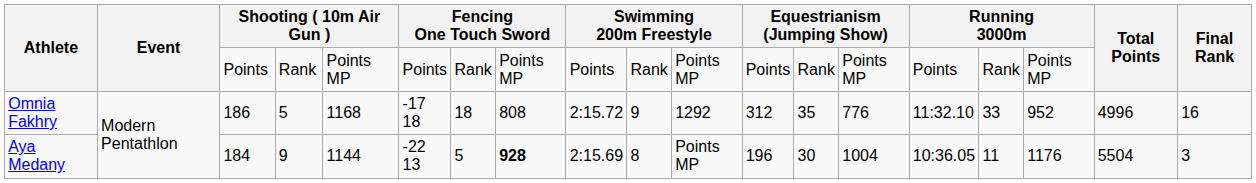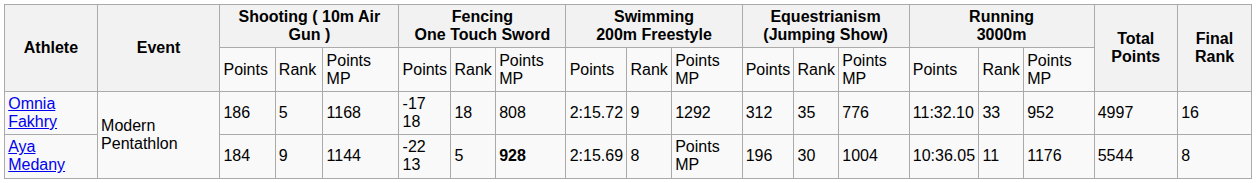(1115, 112) 4996 -> (1115, 112) 4997
(1115, 156) 5504 -> (1115, 156) 5544
(1186, 156) 3 -> (1186, 156) 8
